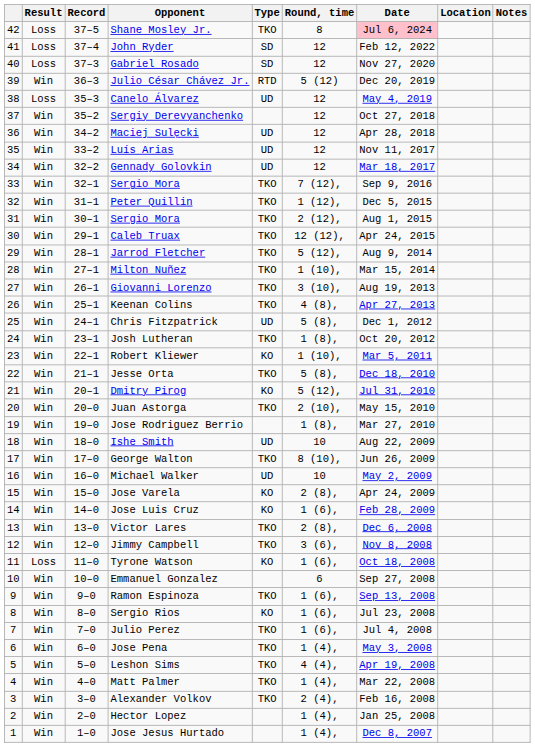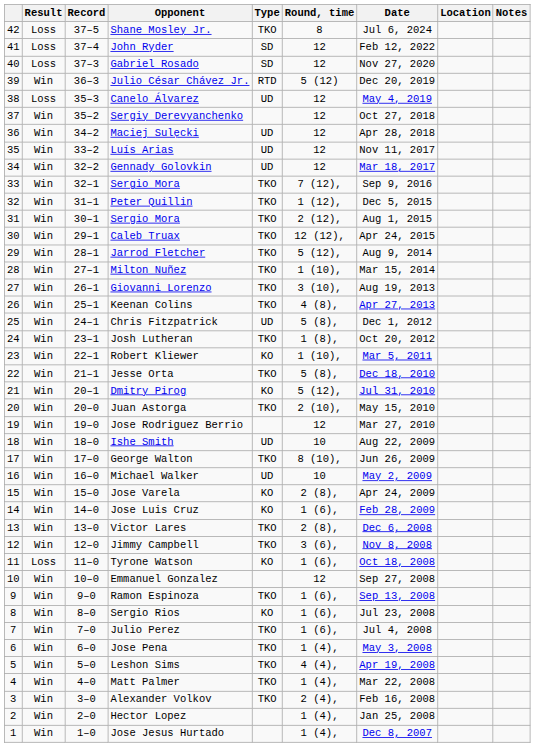(397, 30) pink background -> (397, 30) no background
(320, 425) 1 (8), -> (320, 425) 12
(320, 579) 6 -> (320, 579) 12
